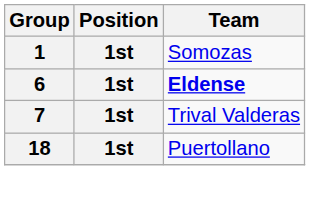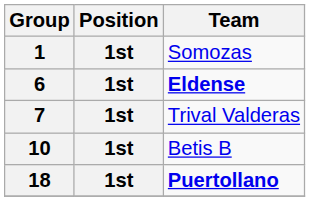+ row: (40, 148)
(219, 148) normal -> (223, 180) bold
